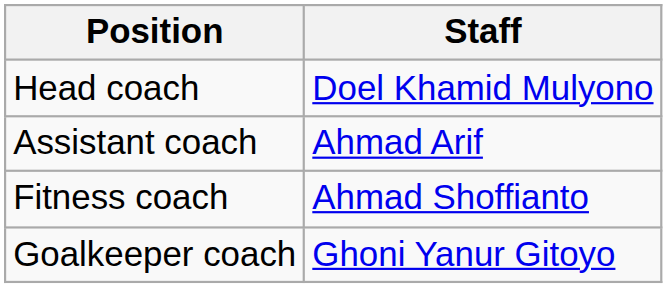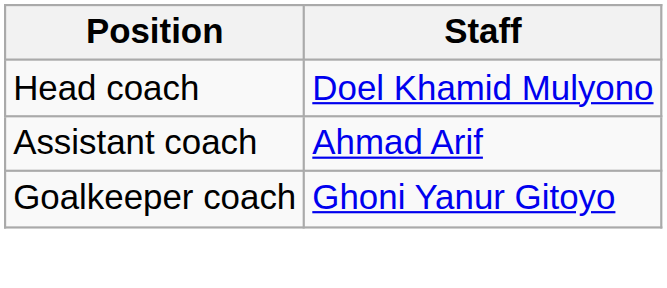- row: (121, 198)
